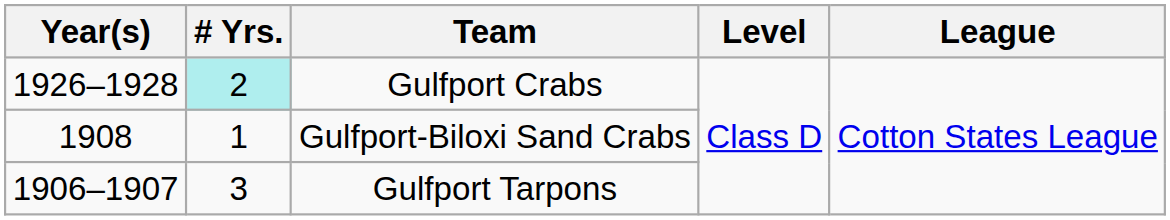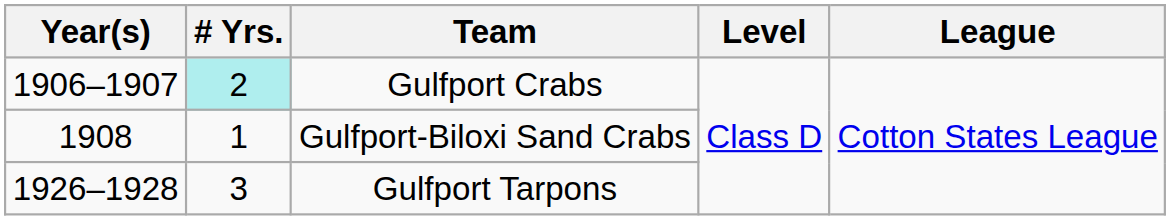(96, 84) 1926–1928 -> (96, 84) 1906–1907
(96, 189) 1906–1907 -> (96, 189) 1926–1928
